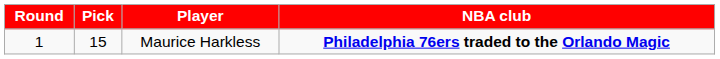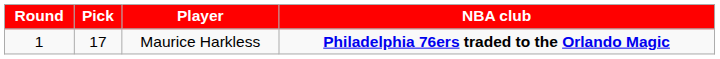(98, 41) 15 -> (98, 41) 17
